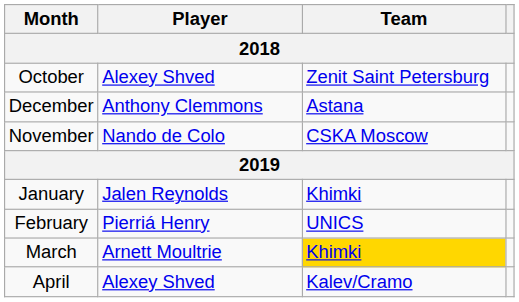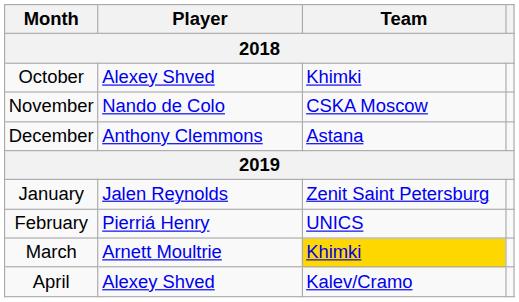(398, 77) Zenit Saint Petersburg -> (334, 77) Khimki
rows swapped: (51, 135) <-> (51, 106)
(334, 194) Khimki -> (398, 194) Zenit Saint Petersburg
